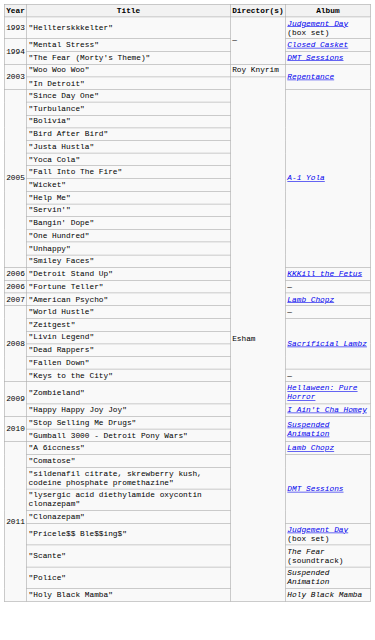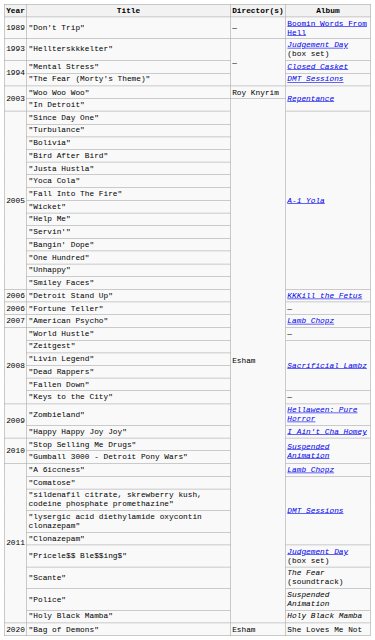+ row: (57, 28)
+ row: (64, 629)
